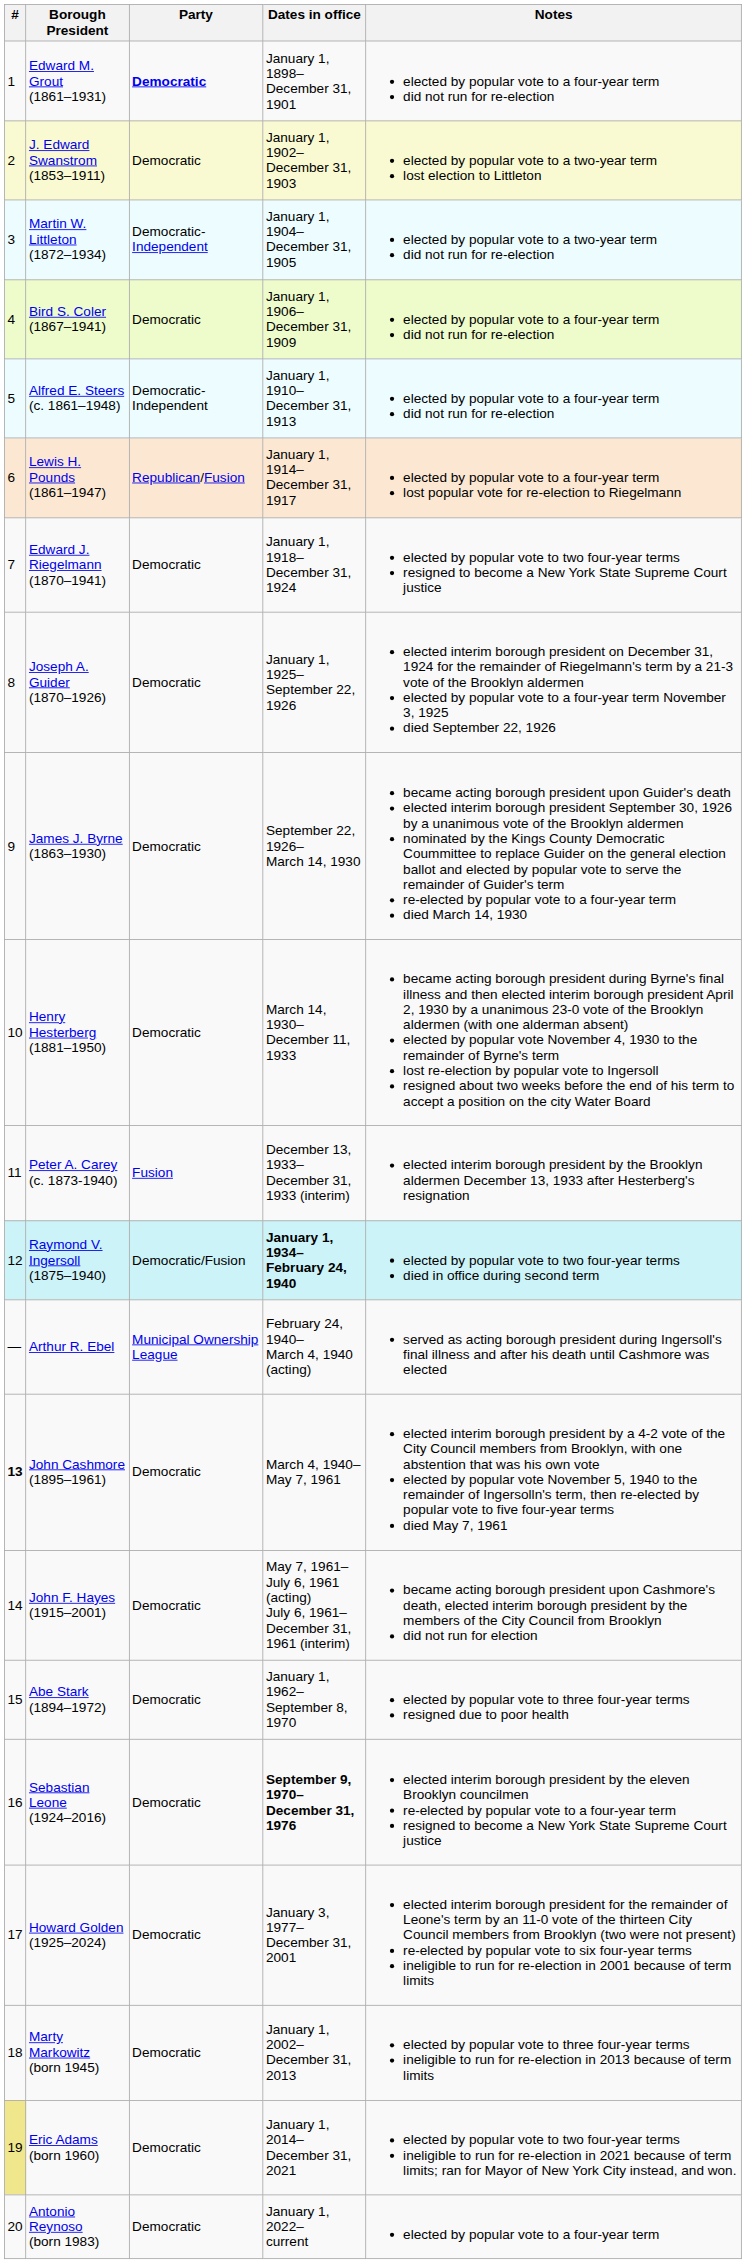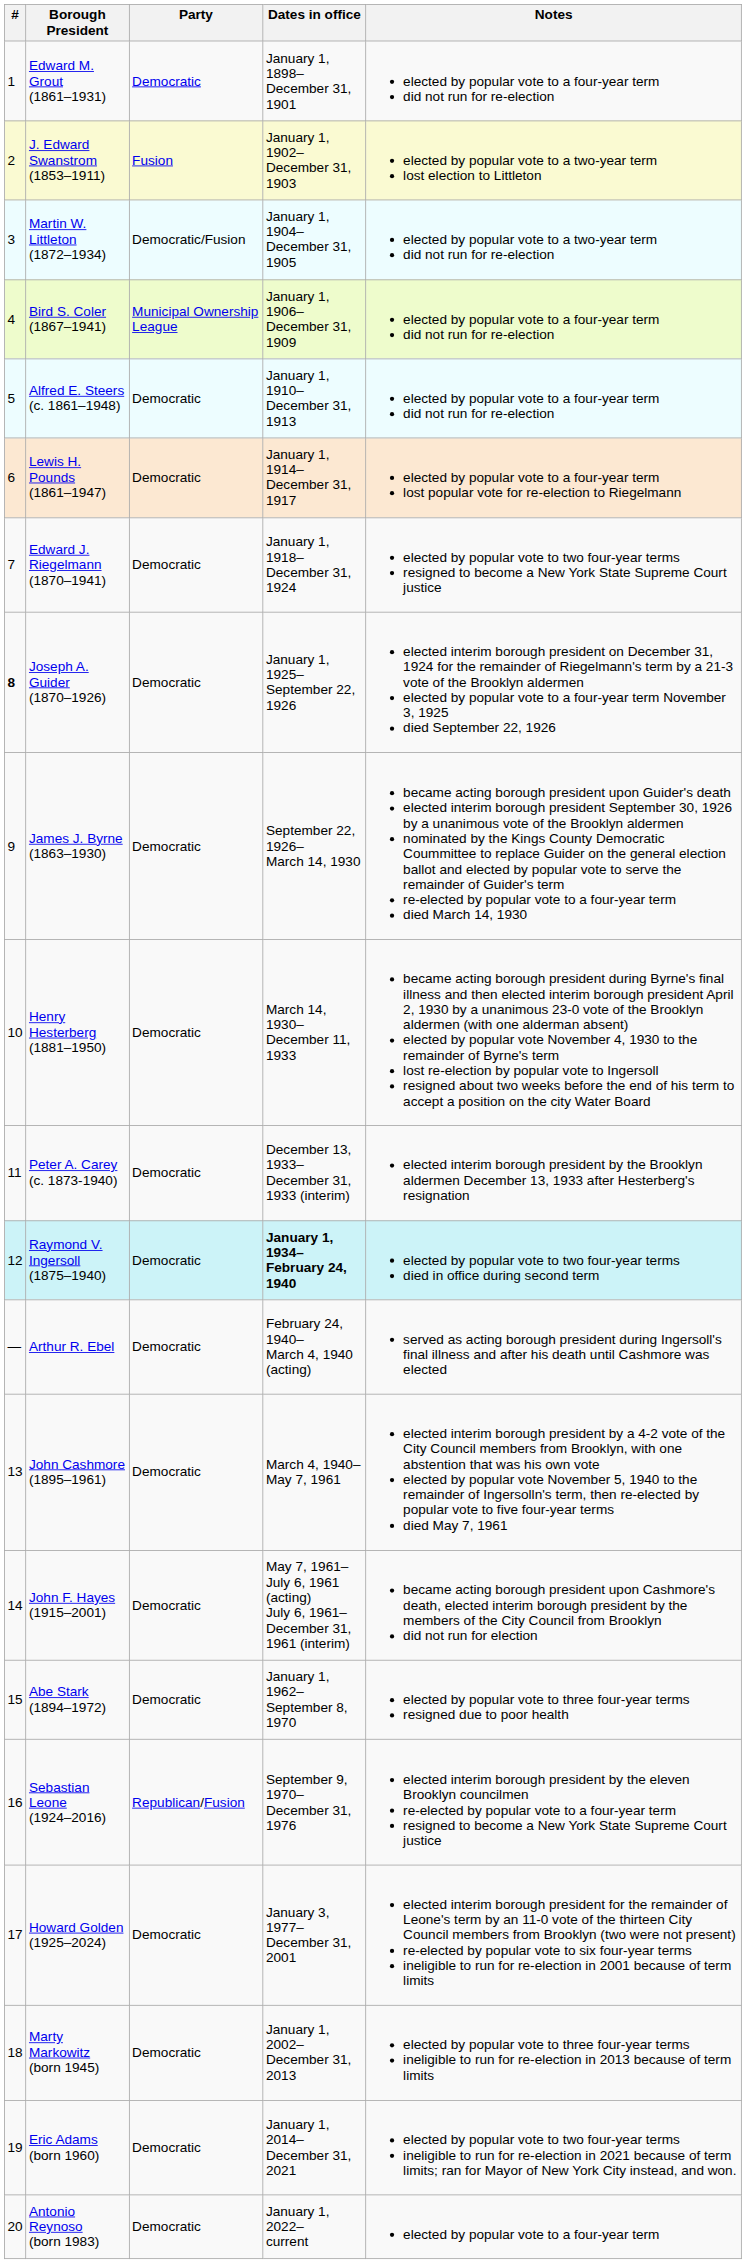(169, 81) bold -> (167, 81) normal
(167, 160) Democratic -> (153, 160) Fusion
(170, 239) Democratic-Independent -> (189, 239) Democratic/Fusion
(167, 319) Democratic -> (195, 319) Municipal Ownership League
(170, 398) Democratic-Independent -> (167, 398) Democratic
(188, 477) Republican/Fusion -> (167, 477) Democratic
(11, 682) normal -> (11, 682) bold
(153, 1173) Fusion -> (167, 1173) Democratic
(189, 1260) Democratic/Fusion -> (167, 1260) Democratic
(195, 1347) Municipal Ownership League -> (167, 1347) Democratic
(15, 1472) bold -> (15, 1472) normal
(167, 1802) Democratic -> (188, 1802) Republican/Fusion
(310, 1802) bold -> (309, 1802) normal
(15, 2147) khaki background -> (15, 2147) no background
